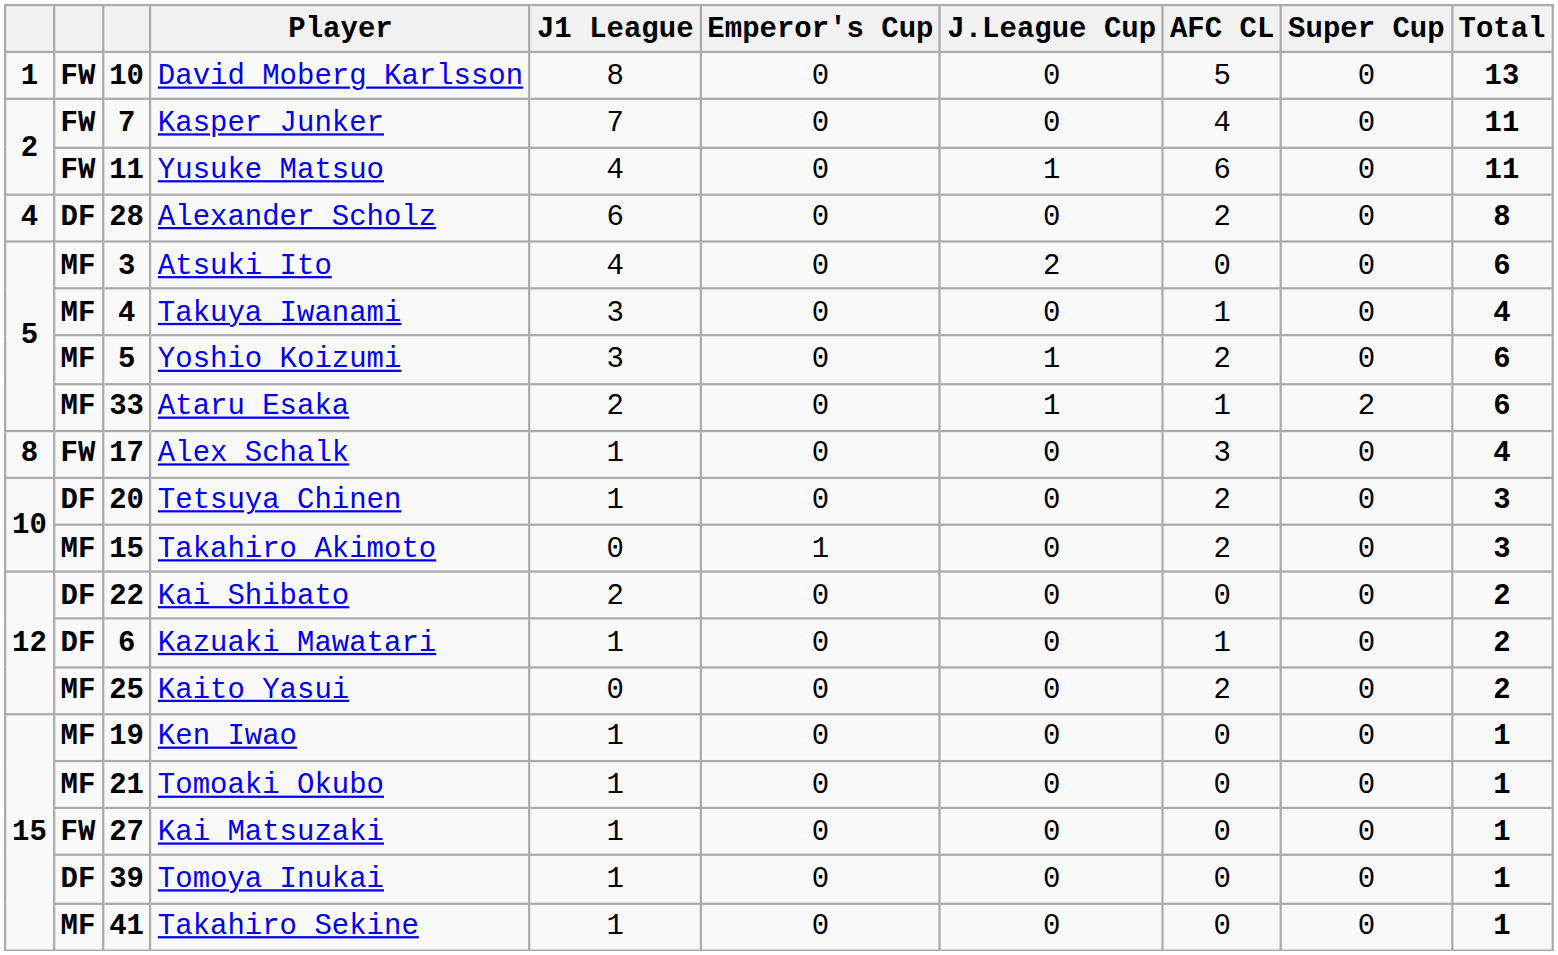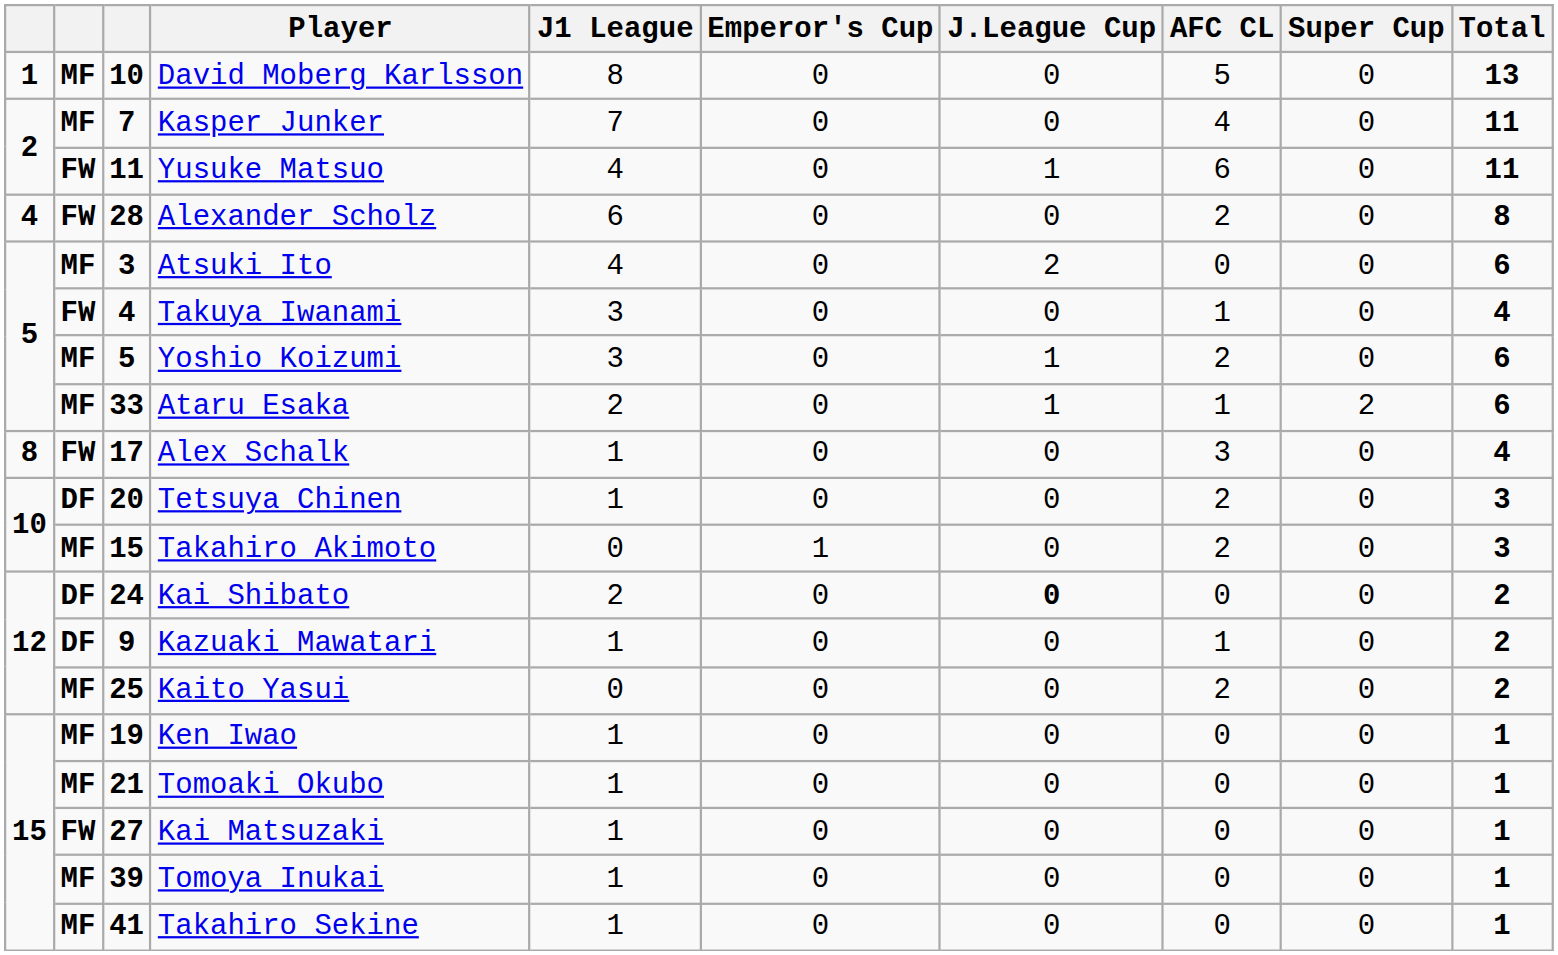(78, 76) FW -> (78, 76) MF
(78, 123) FW -> (78, 123) MF
(78, 218) DF -> (78, 218) FW
(78, 312) MF -> (78, 312) FW
(127, 596) 22 -> (127, 596) 24
(1052, 596) normal -> (1052, 596) bold
(127, 643) 6 -> (127, 643) 9
(78, 879) DF -> (78, 879) MF
